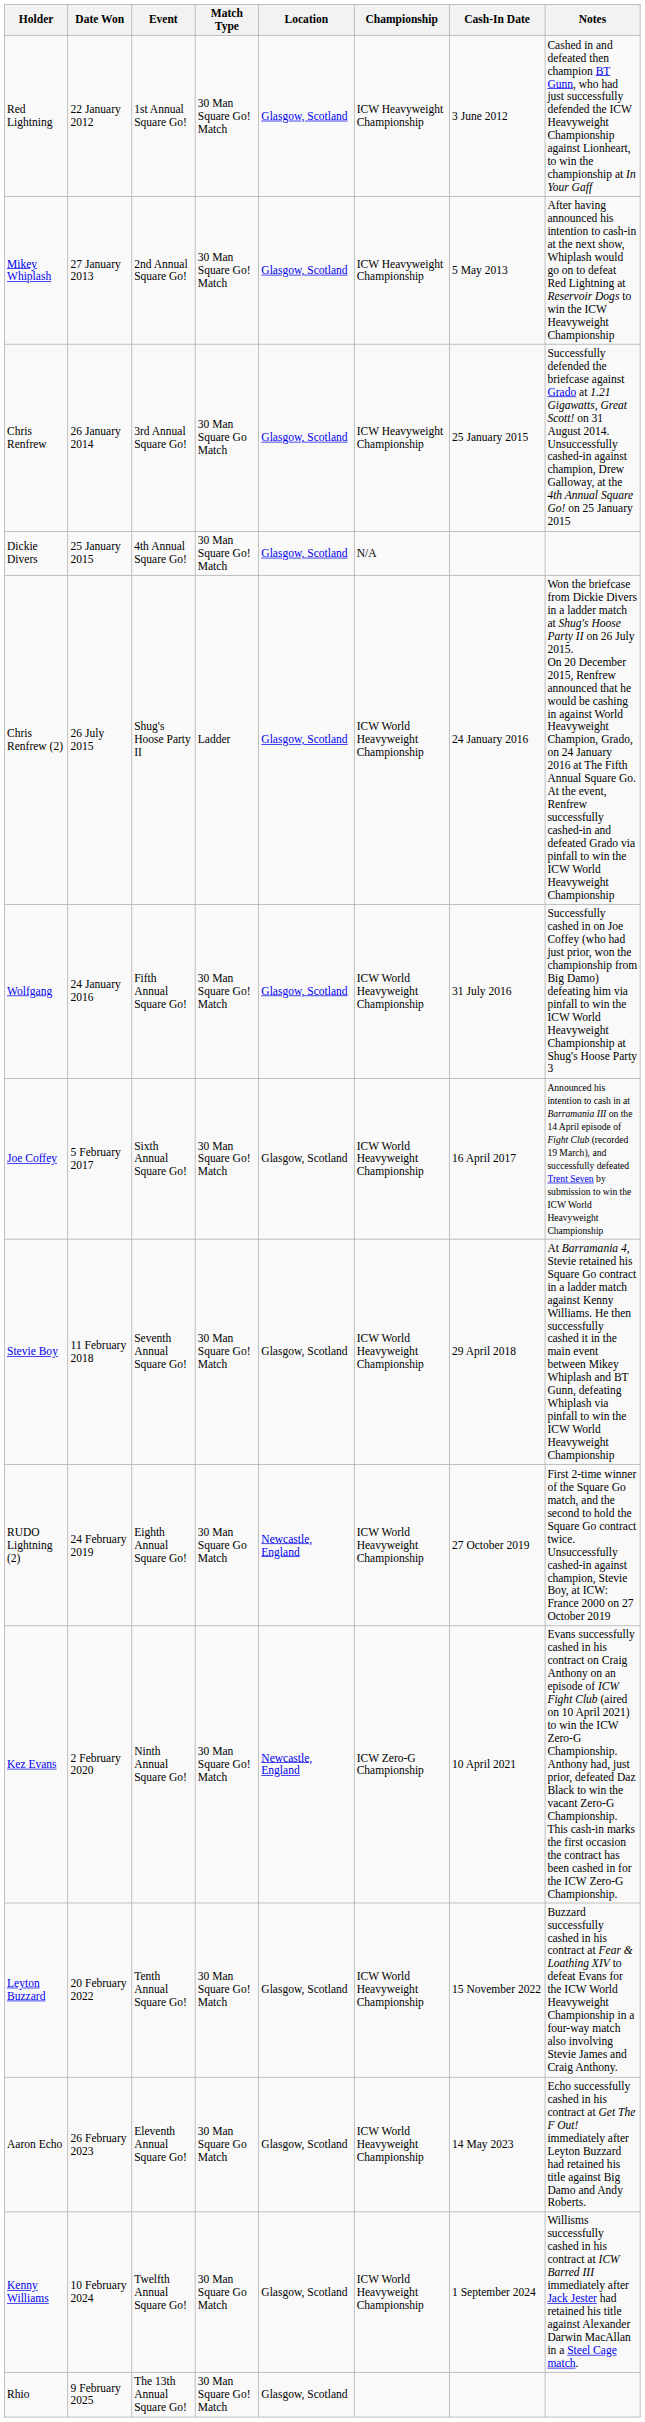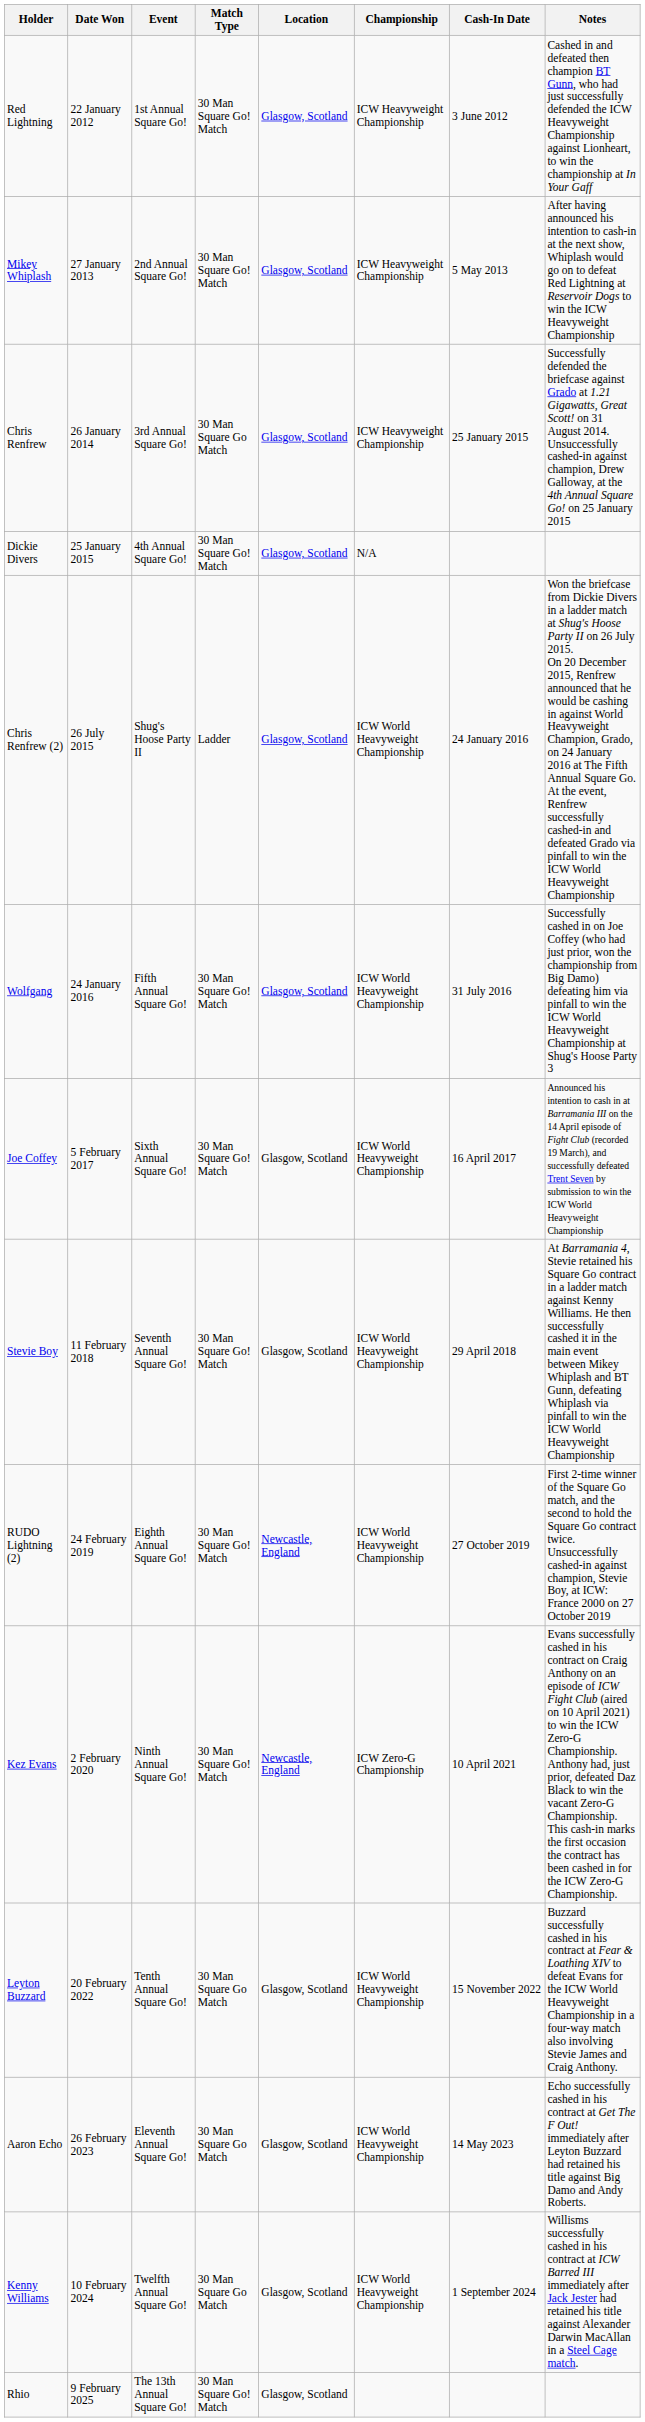(222, 1545) 30 Man Square Go Match -> (224, 1545) 30 Man Square Go! Match
(224, 1990) 30 Man Square Go! Match -> (222, 1990) 30 Man Square Go Match
